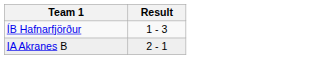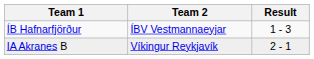+ column: (190, 12)
